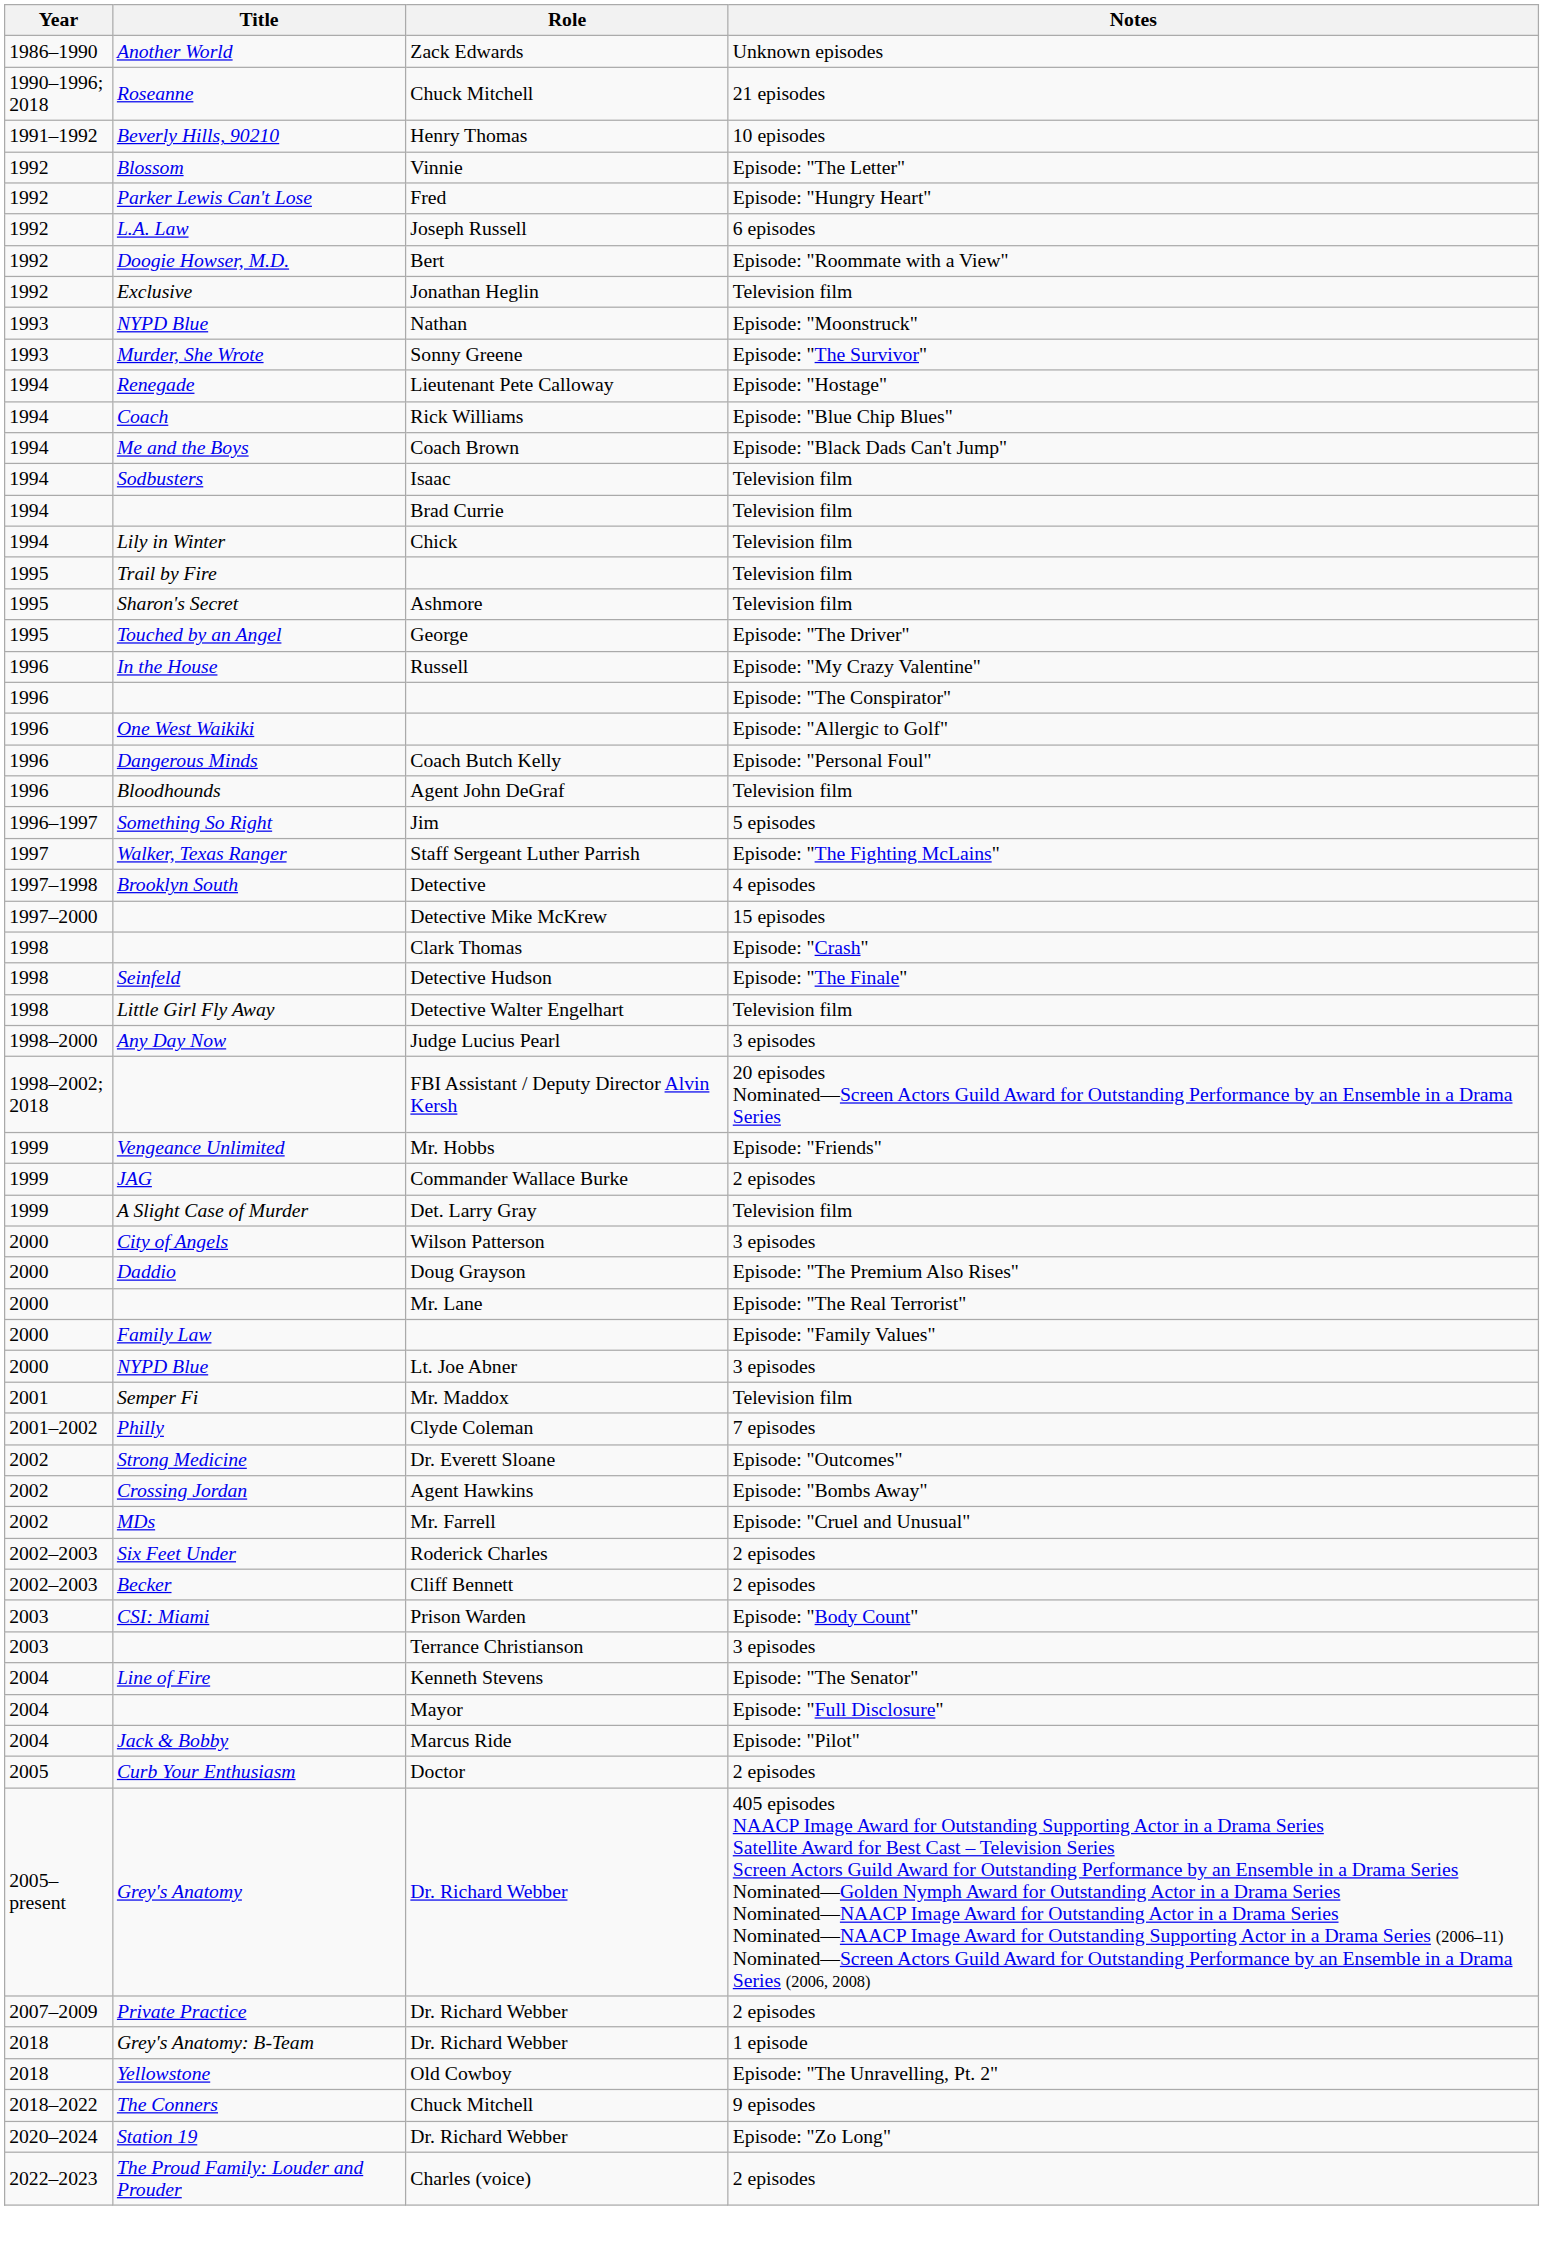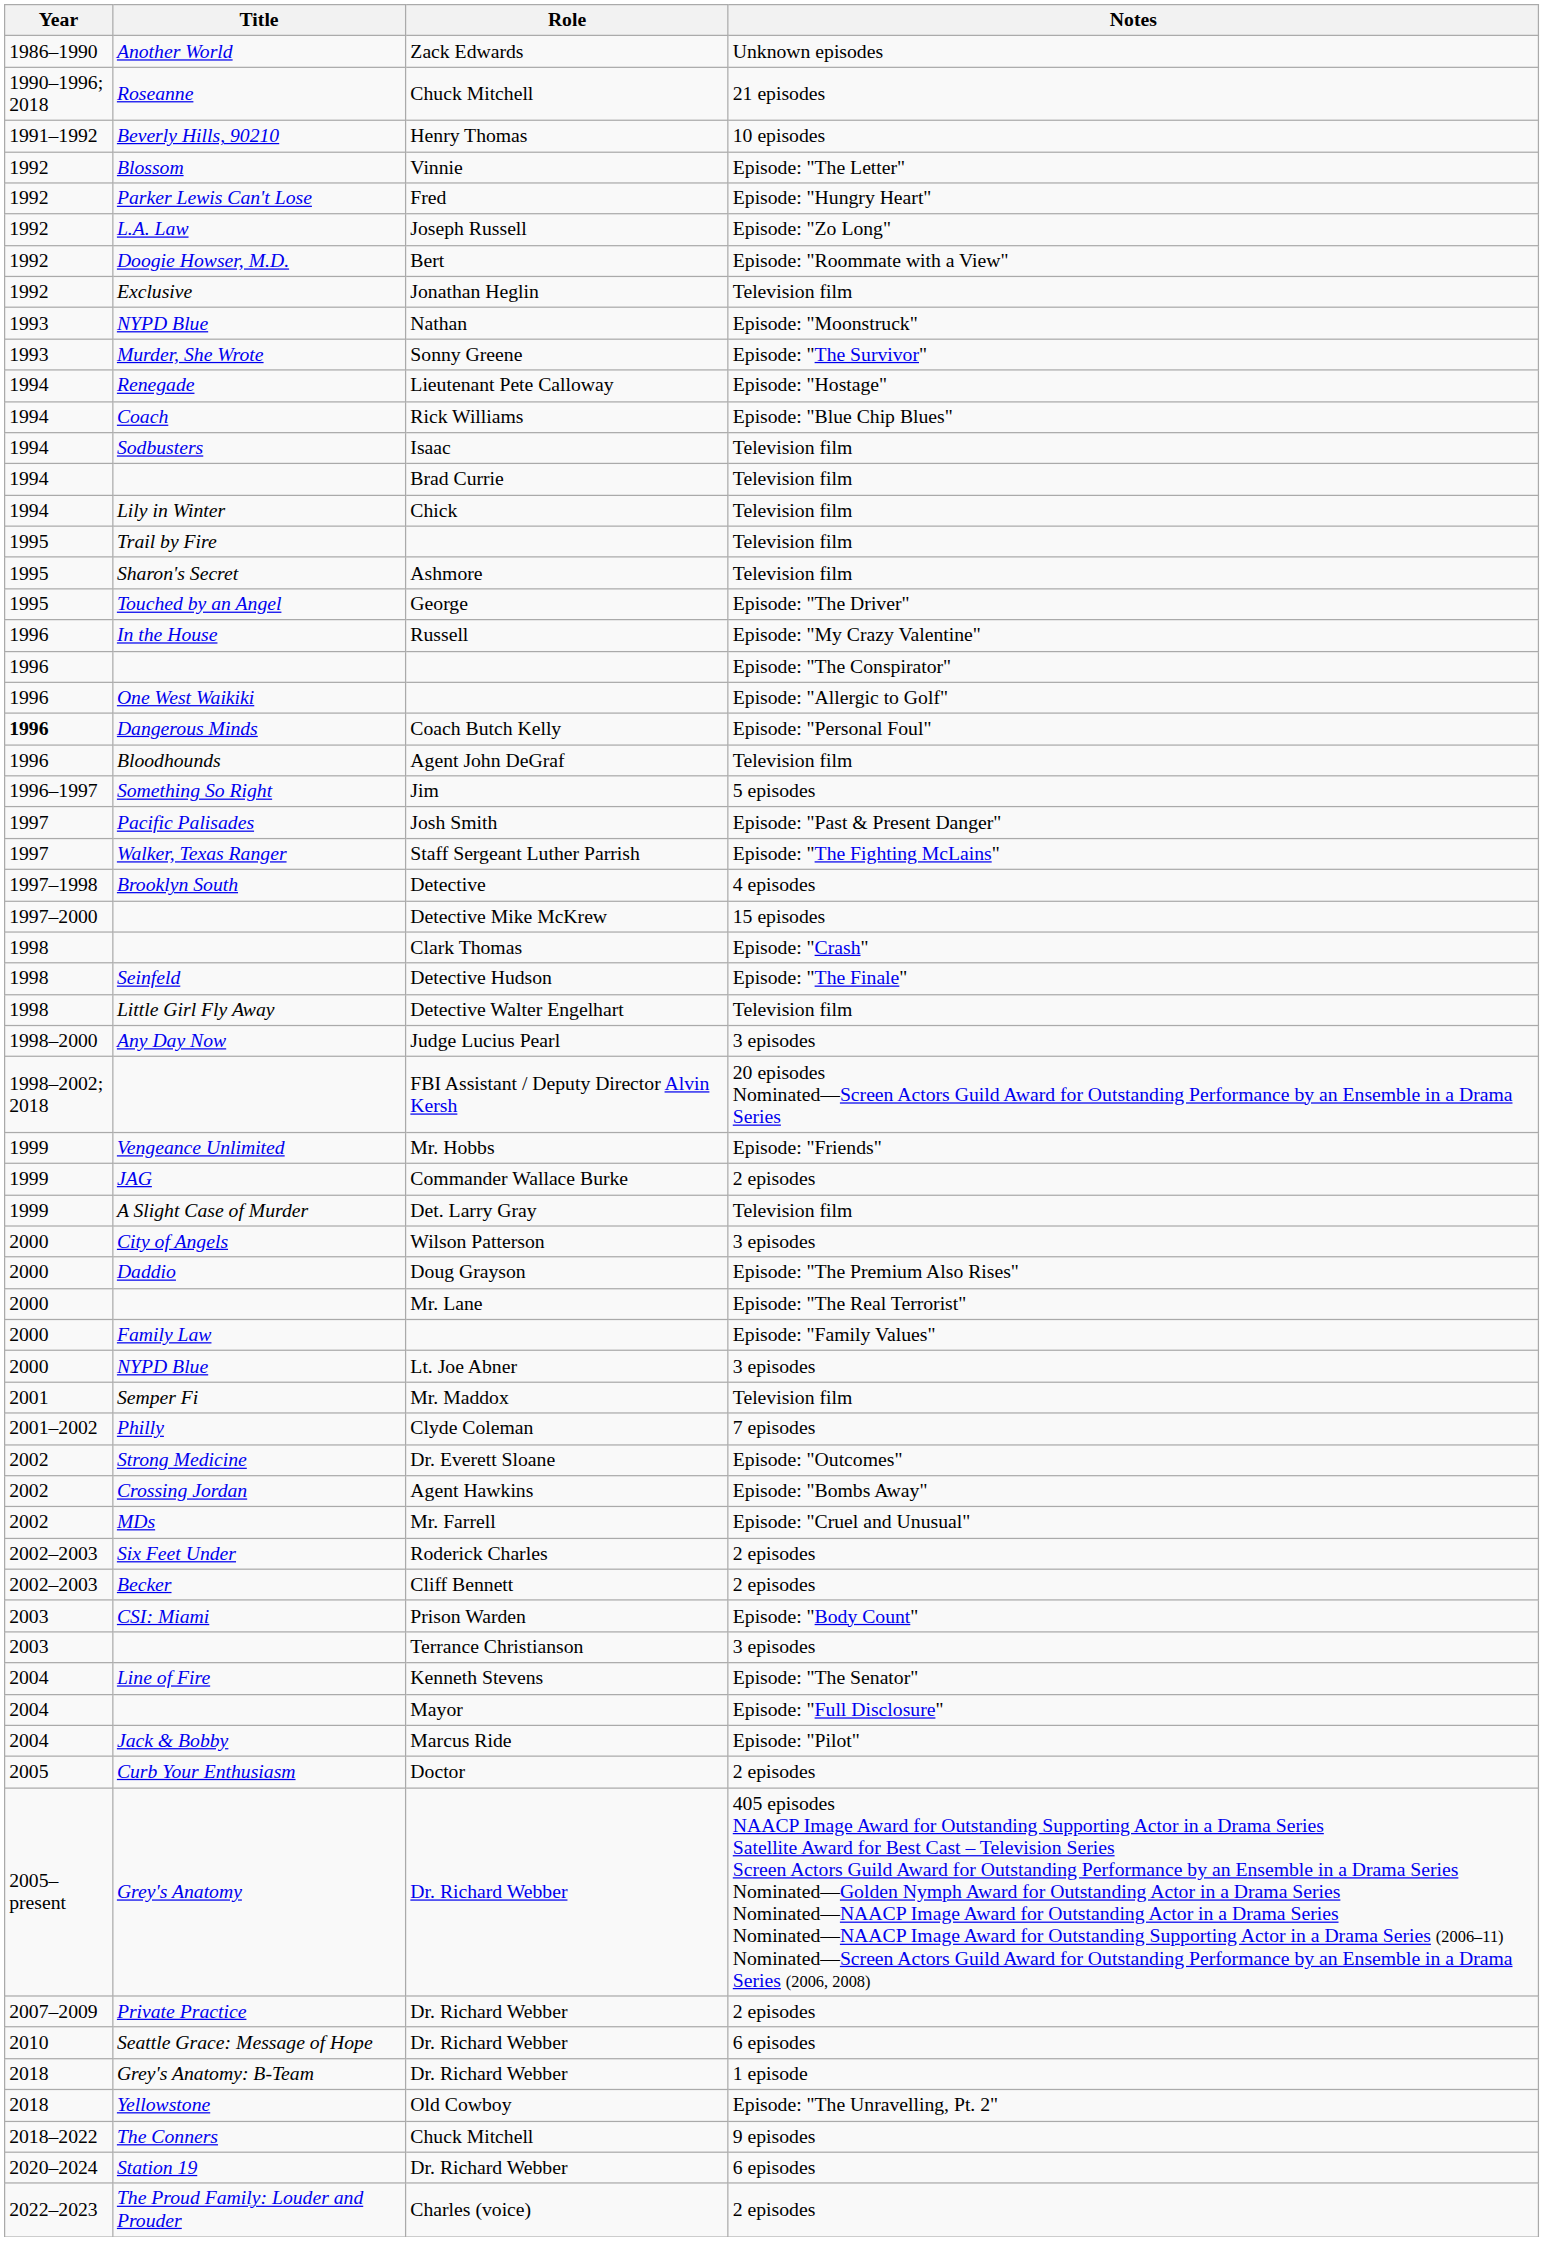(774, 229) 6 episodes -> (812, 229) Episode: "Zo Long"
- row: (183, 447)
(29, 760) normal -> (29, 728) bold
+ row: (185, 822)
+ row: (245, 2042)
(812, 2136) Episode: "Zo Long" -> (774, 2167) 6 episodes
